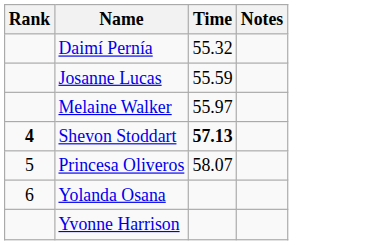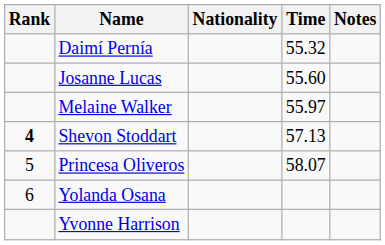+ column: (235, 19)
(213, 77) 55.59 -> (306, 77) 55.60
(213, 136) bold -> (306, 136) normal
